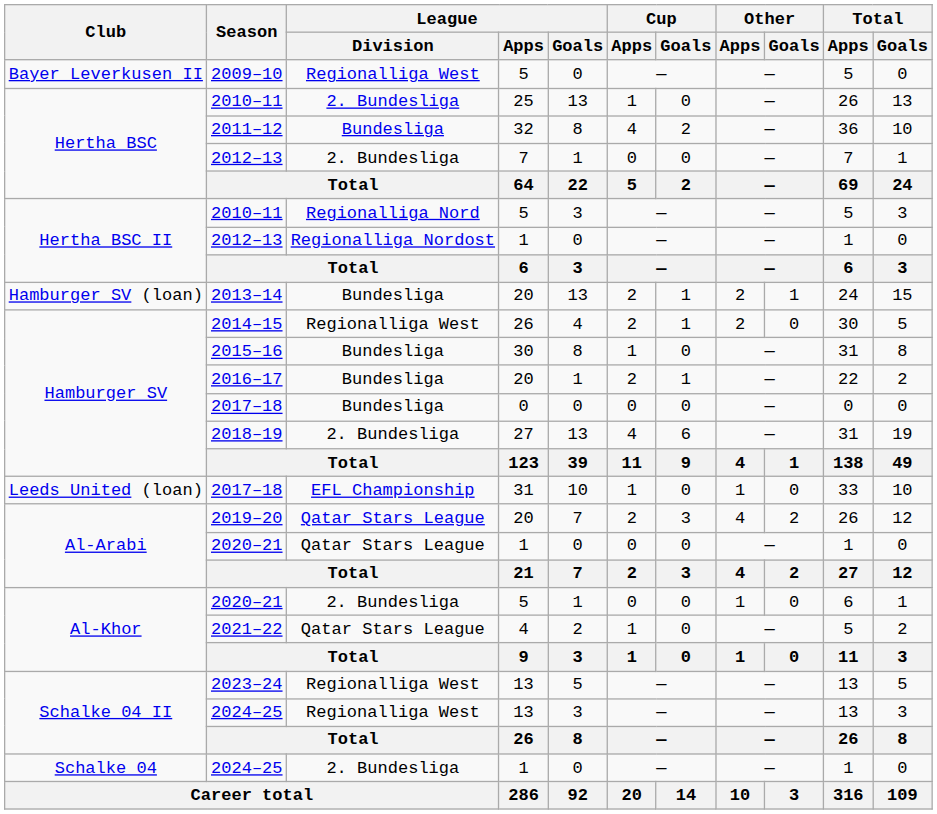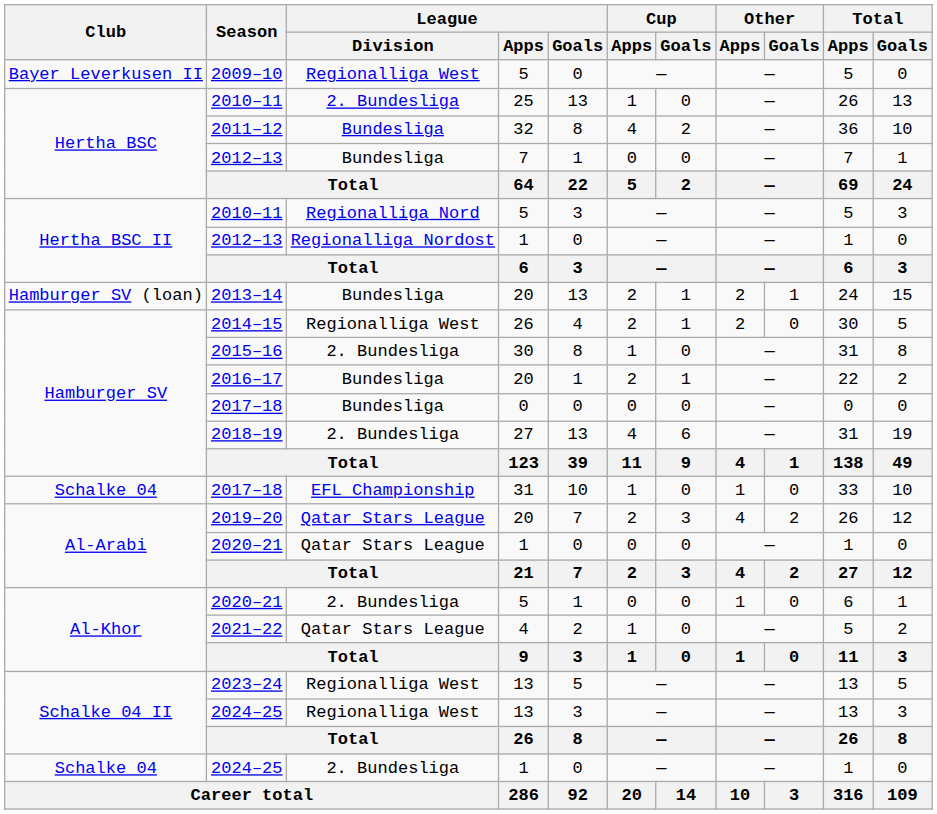(393, 157) 2. Bundesliga -> (393, 157) Bundesliga
(393, 352) Bundesliga -> (393, 352) 2. Bundesliga
(106, 490) Leeds United (loan) -> (106, 490) Schalke 04
